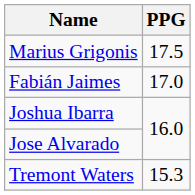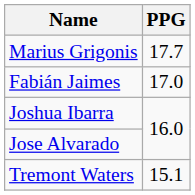(166, 50) 17.5 -> (166, 50) 17.7
(166, 174) 15.3 -> (166, 174) 15.1
